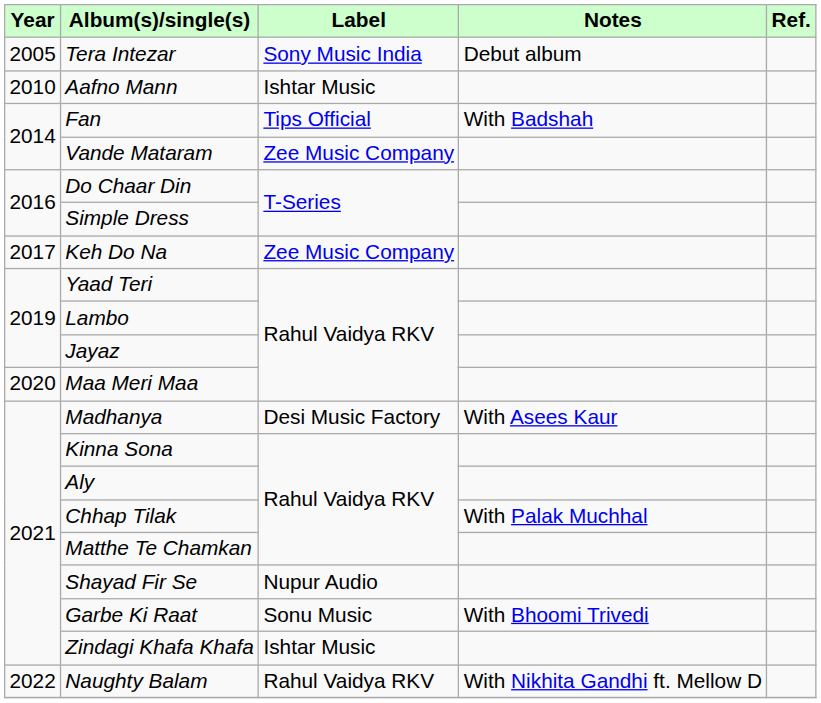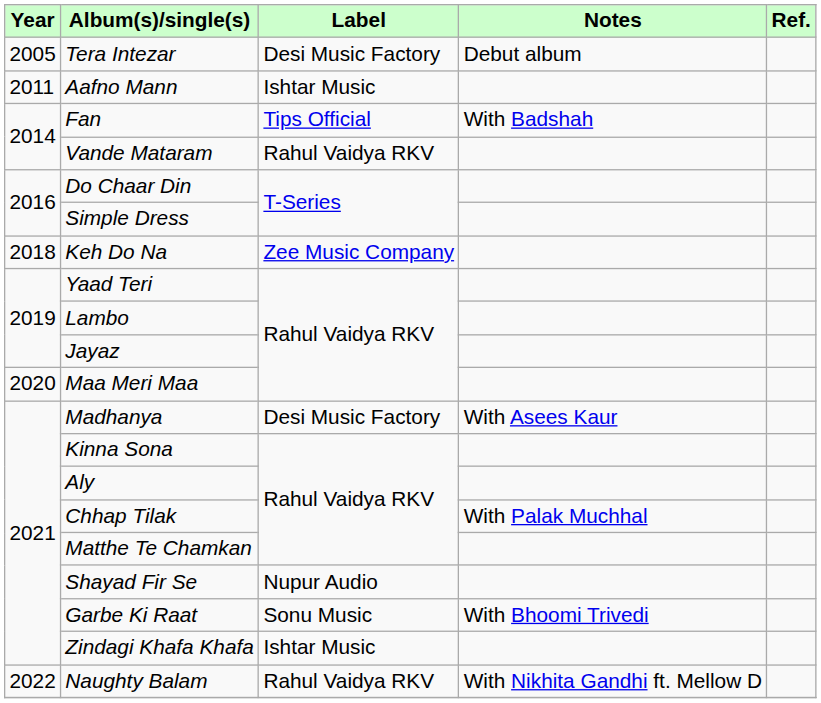(343, 53) Sony Music India -> (352, 53) Desi Music Factory
(33, 86) 2010 -> (32, 86) 2011
(359, 152) Zee Music Company -> (349, 152) Rahul Vaidya RKV
(33, 251) 2017 -> (33, 251) 2018
